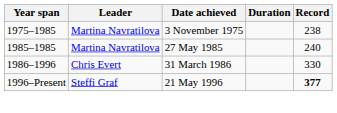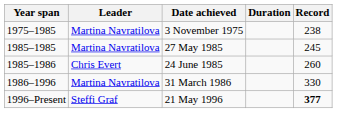(312, 47) 240 -> (312, 47) 245
+ row: (194, 64)
(96, 64) Chris Evert -> (115, 82) Martina Navratilova
